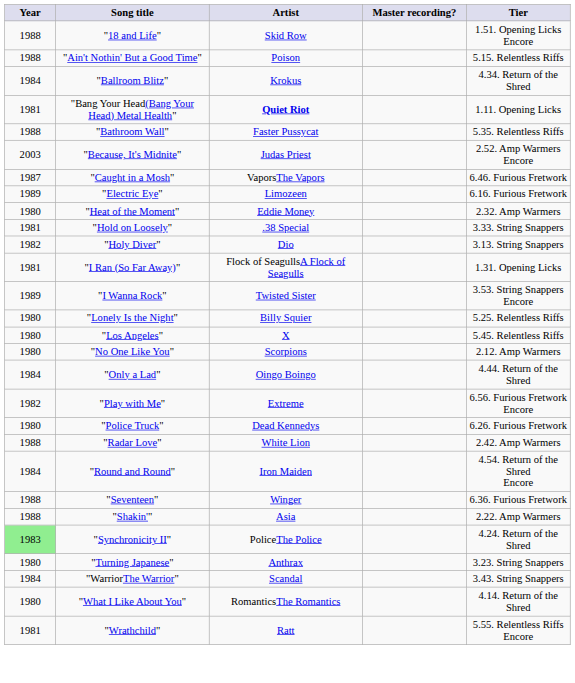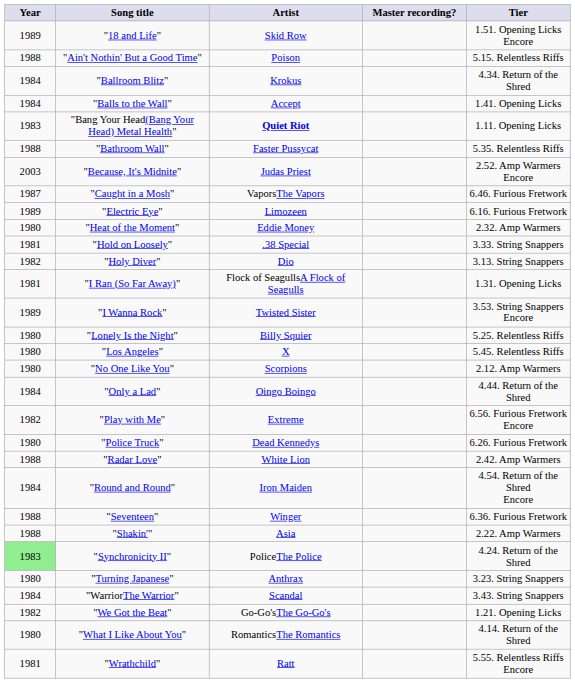(30, 35) 1988 -> (30, 35) 1989
+ row: (132, 103)
(30, 109) 1981 -> (30, 126) 1983
+ row: (132, 612)
